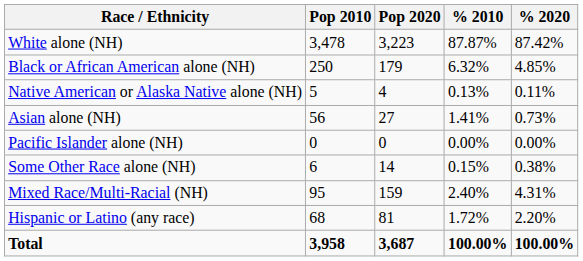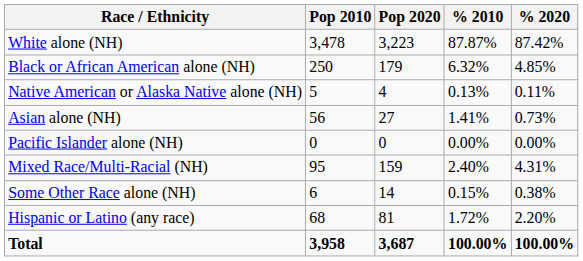rows swapped: (102, 167) <-> (108, 192)
